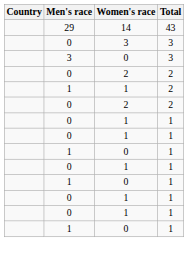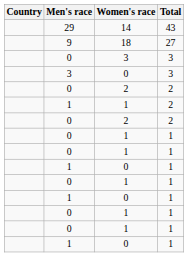+ row: (69, 43)
